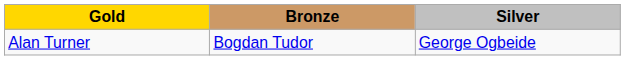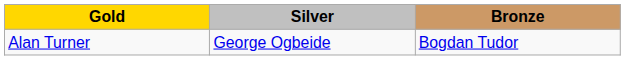columns swapped: (518, 17) <-> (312, 17)
